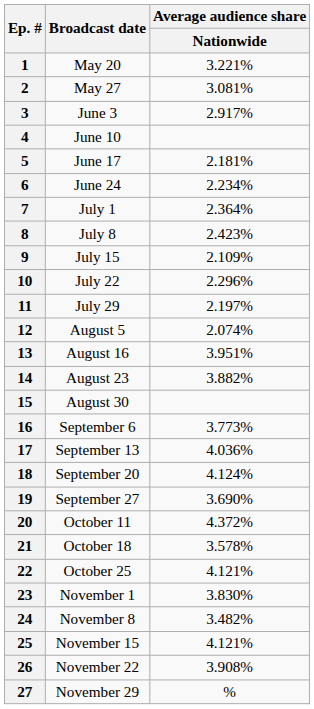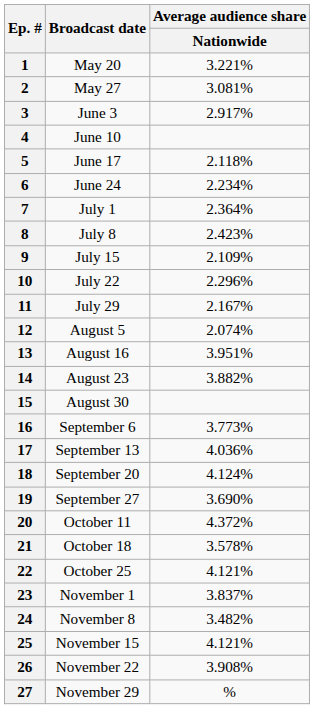(230, 161) 2.181% -> (230, 161) 2.118%
(230, 305) 2.197% -> (230, 305) 2.167%
(230, 595) 3.830% -> (230, 595) 3.837%
